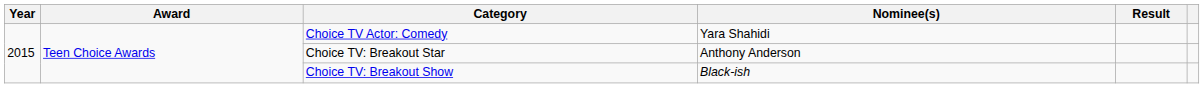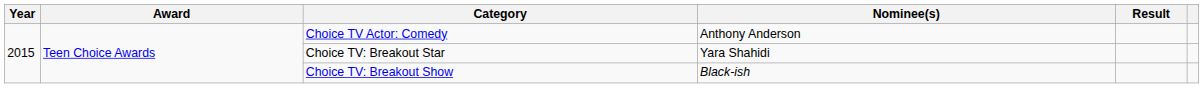(735, 33) Yara Shahidi -> (750, 33) Anthony Anderson
(750, 53) Anthony Anderson -> (735, 53) Yara Shahidi
